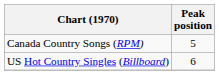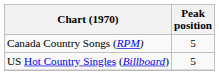(193, 61) 6 -> (193, 61) 5
